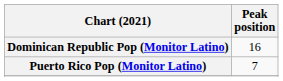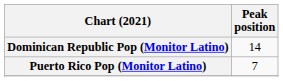(255, 47) 16 -> (255, 47) 14
